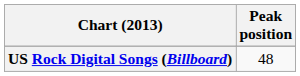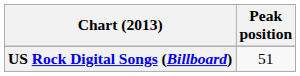(266, 58) 48 -> (266, 58) 51
